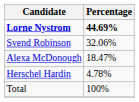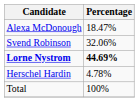rows swapped: (39, 27) <-> (44, 58)
